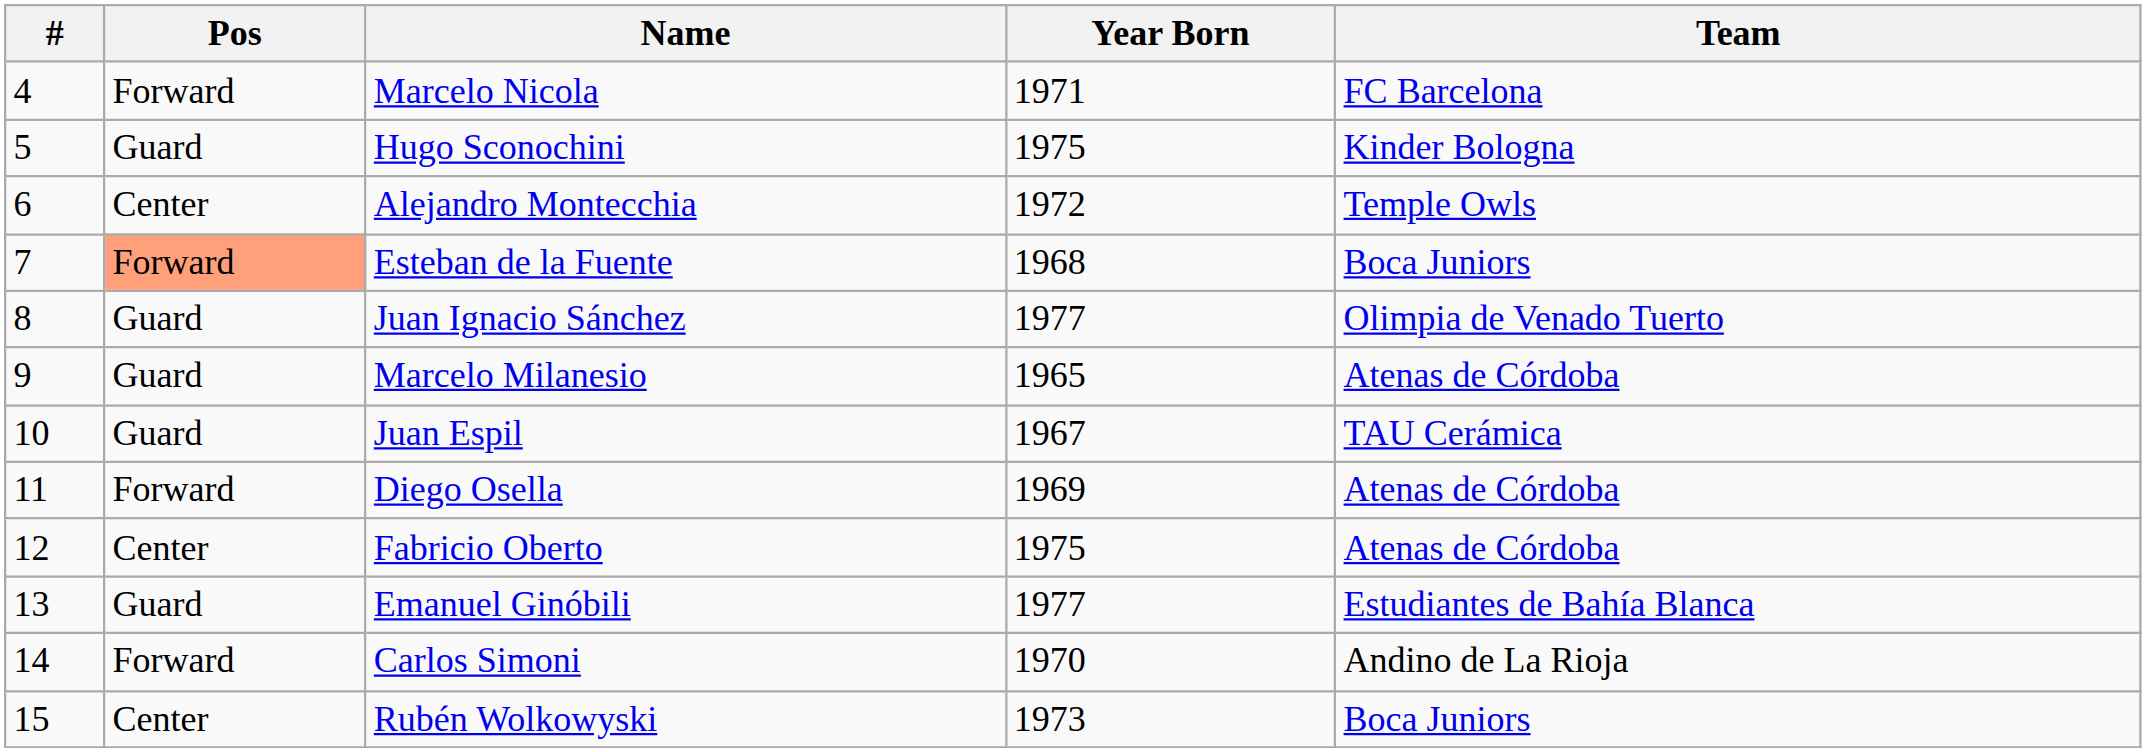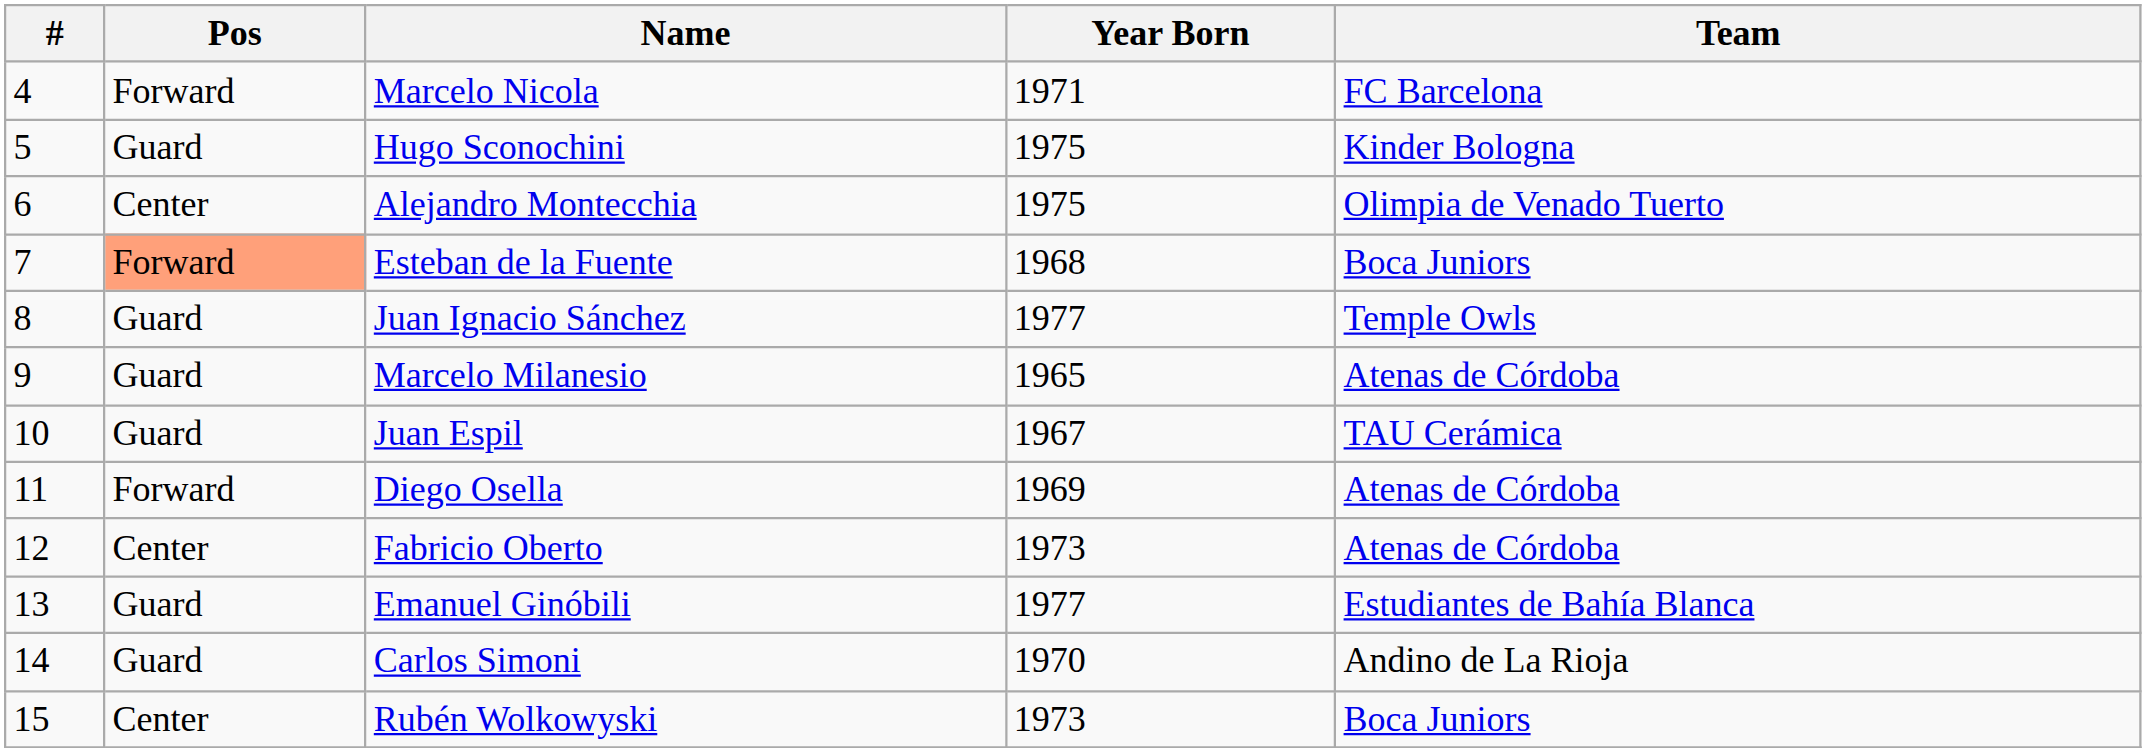(1050, 204) 1972 -> (1050, 204) 1975
(1440, 204) Temple Owls -> (1534, 204) Olimpia de Venado Tuerto
(1534, 318) Olimpia de Venado Tuerto -> (1440, 318) Temple Owls
(1050, 546) 1975 -> (1050, 546) 1973
(174, 661) Forward -> (158, 661) Guard
